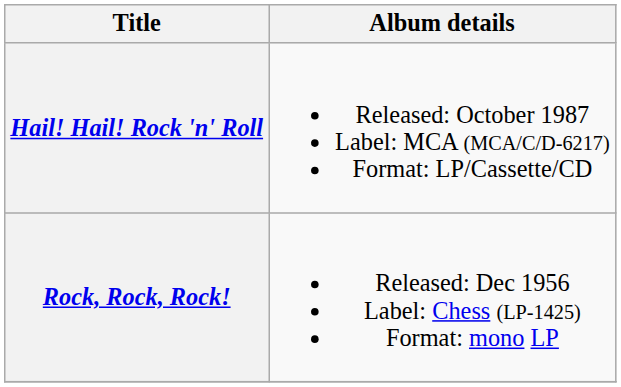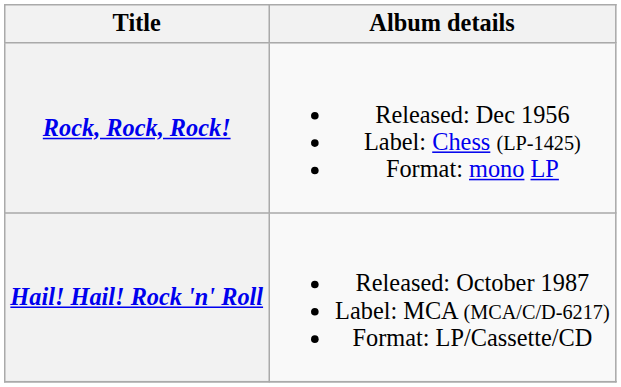rows swapped: (137, 297) <-> (137, 127)
